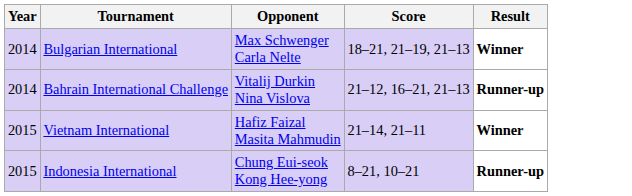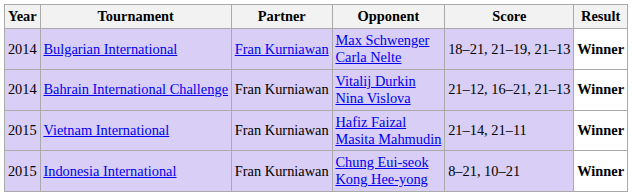+ column: (282, 16)
(510, 89) Runner-up -> (601, 89) Winner
(510, 171) Runner-up -> (601, 171) Winner
